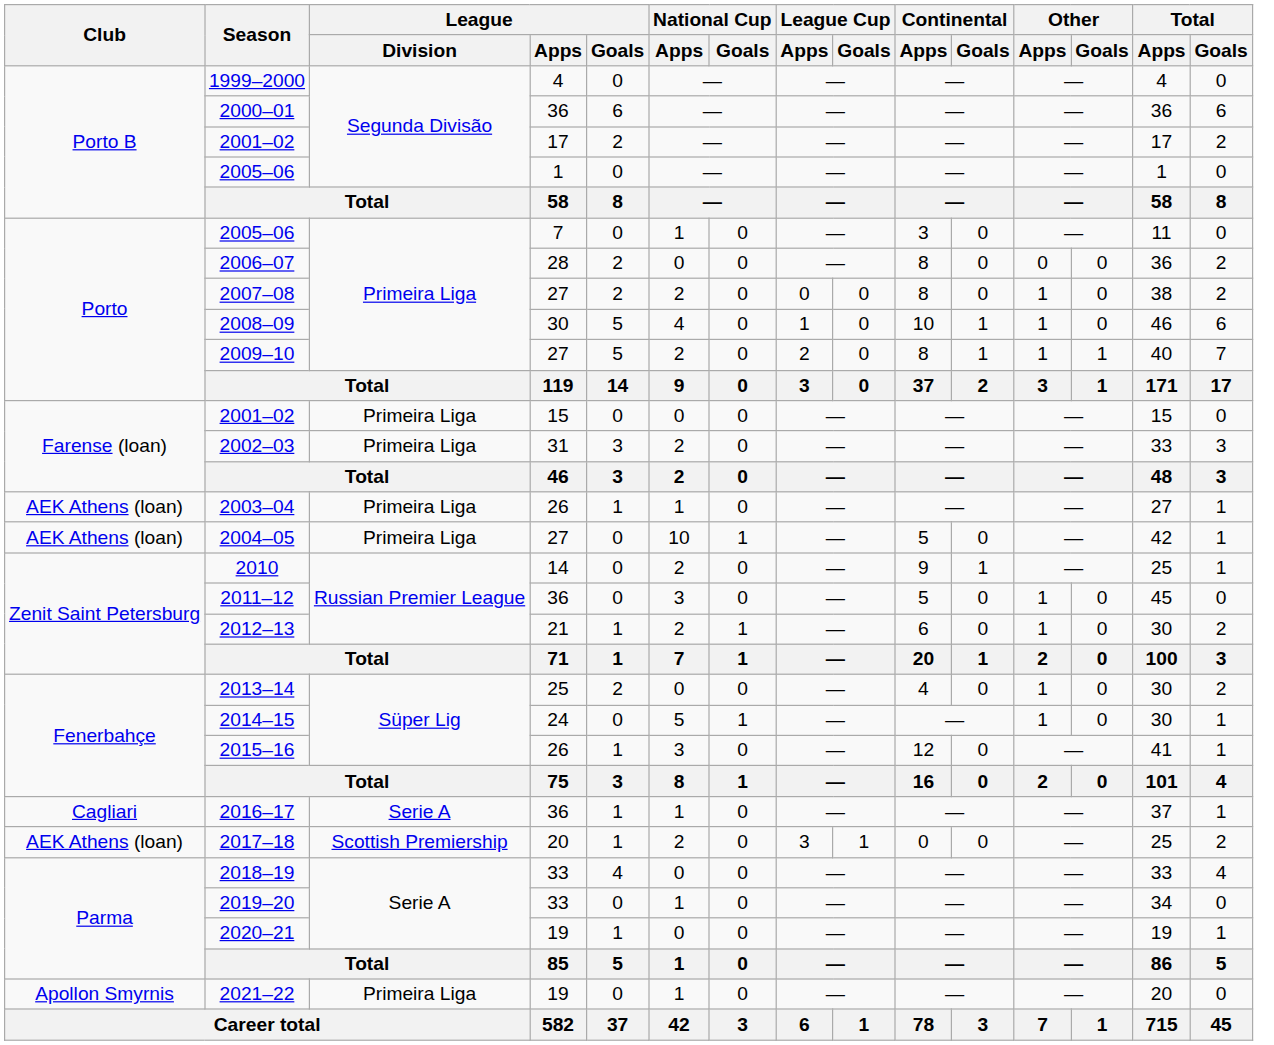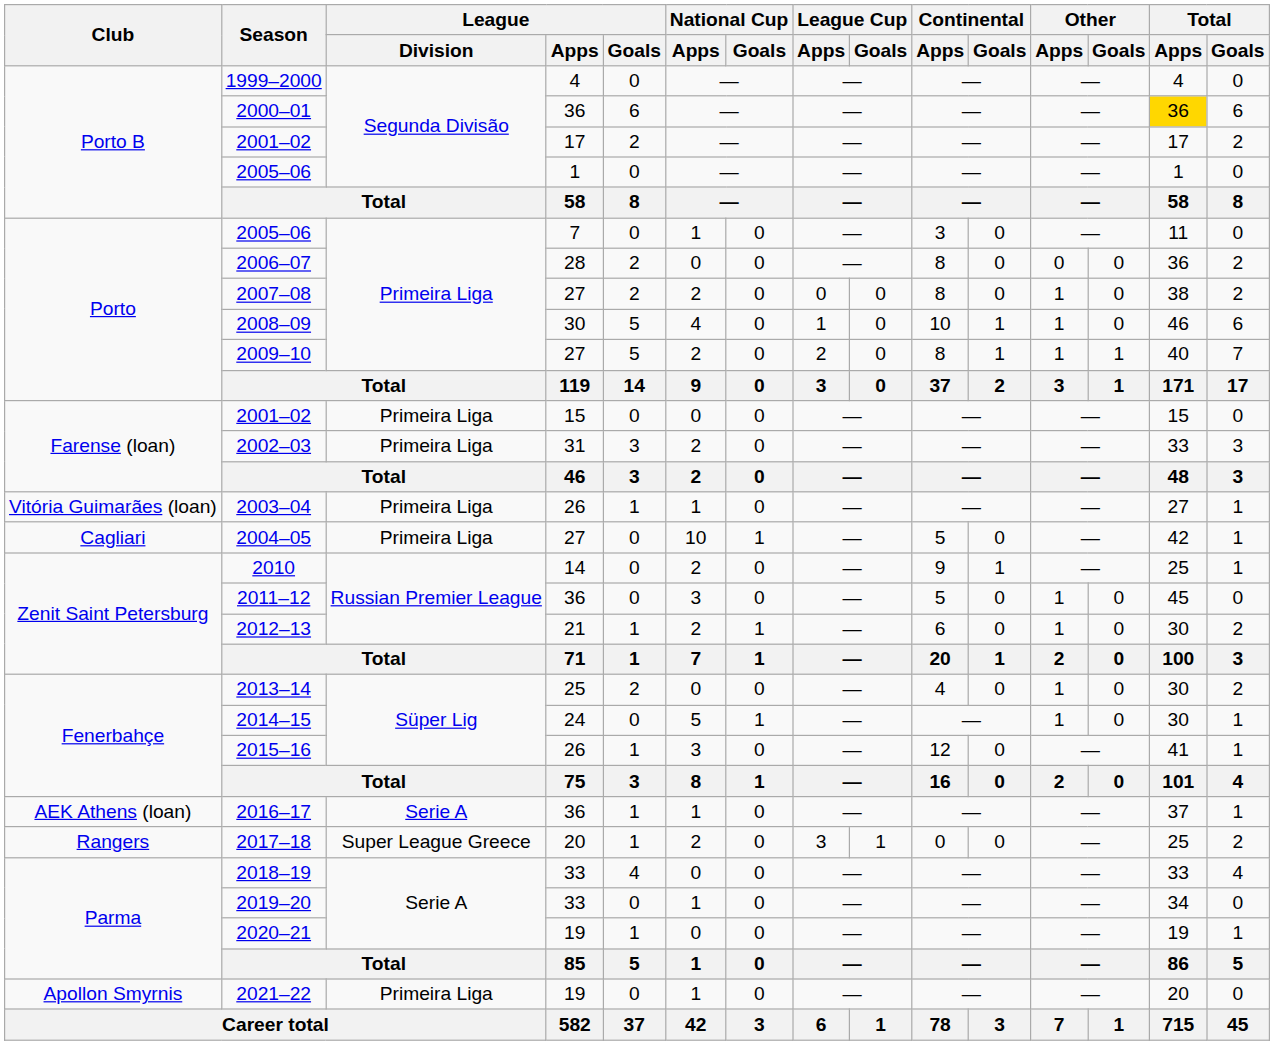(1162, 111) no background -> (1178, 111) gold background
(105, 506) AEK Athens (loan) -> (113, 506) Vitória Guimarães (loan)
(105, 537) AEK Athens (loan) -> (113, 537) Cagliari
(105, 811) Cagliari -> (113, 811) AEK Athens (loan)
(105, 841) AEK Athens (loan) -> (113, 841) Rangers
(420, 841) Scottish Premiership -> (436, 841) Super League Greece
